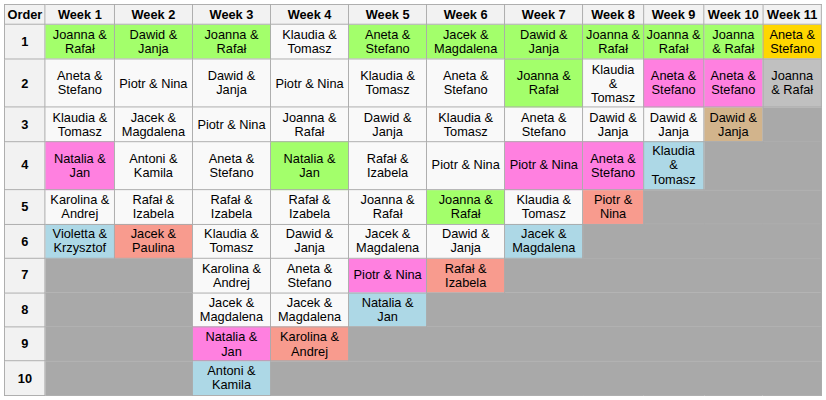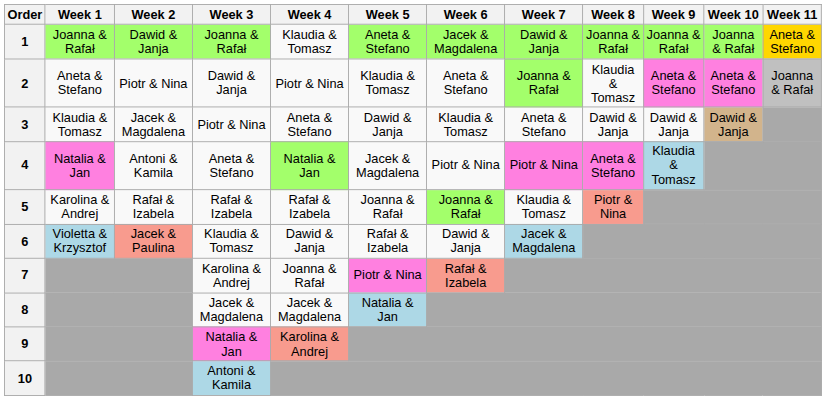(310, 124) Joanna & Rafał -> (310, 124) Aneta & Stefano
(388, 165) Rafał & Izabela -> (388, 165) Jacek & Magdalena
(388, 241) Jacek & Magdalena -> (388, 241) Rafał & Izabela
(310, 275) Aneta & Stefano -> (310, 275) Joanna & Rafał
